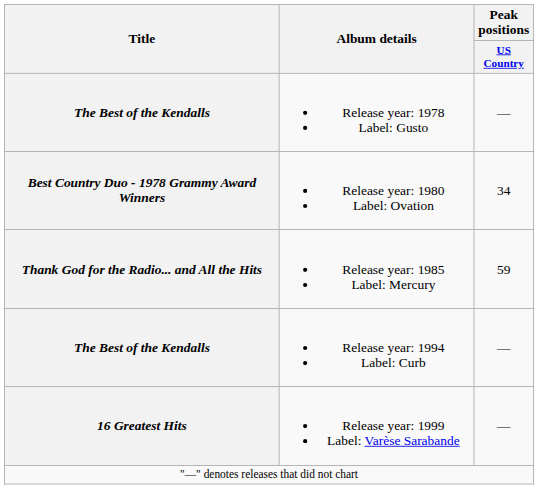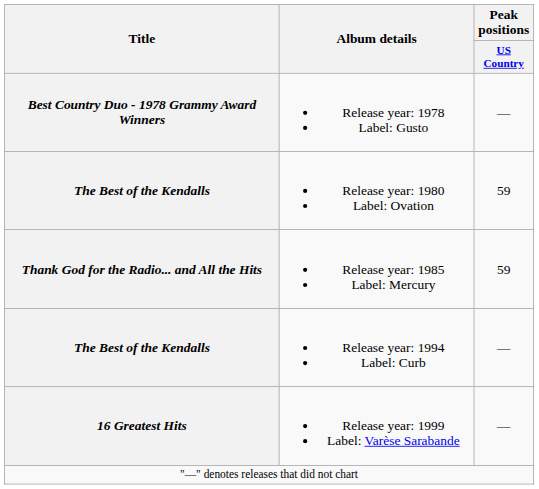(142, 112) The Best of the Kendalls -> (142, 112) Best Country Duo - 1978 Grammy Award Winners
(142, 190) Best Country Duo - 1978 Grammy Award Winners -> (142, 190) The Best of the Kendalls
(504, 190) 34 -> (504, 190) 59
